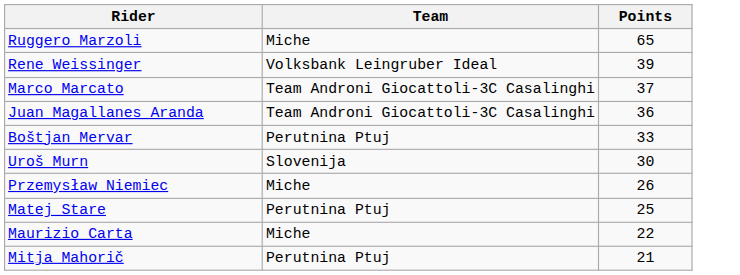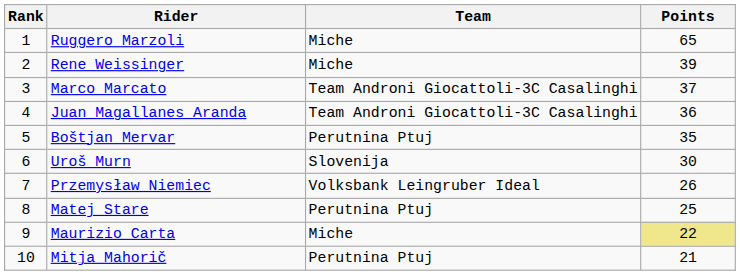+ column: (26, 17)
(382, 65) Volksbank Leingruber Ideal -> (331, 65) Miche
(645, 137) 33 -> (688, 137) 35
(288, 186) Miche -> (424, 186) Volksbank Leingruber Ideal
(645, 234) no background -> (688, 234) khaki background
